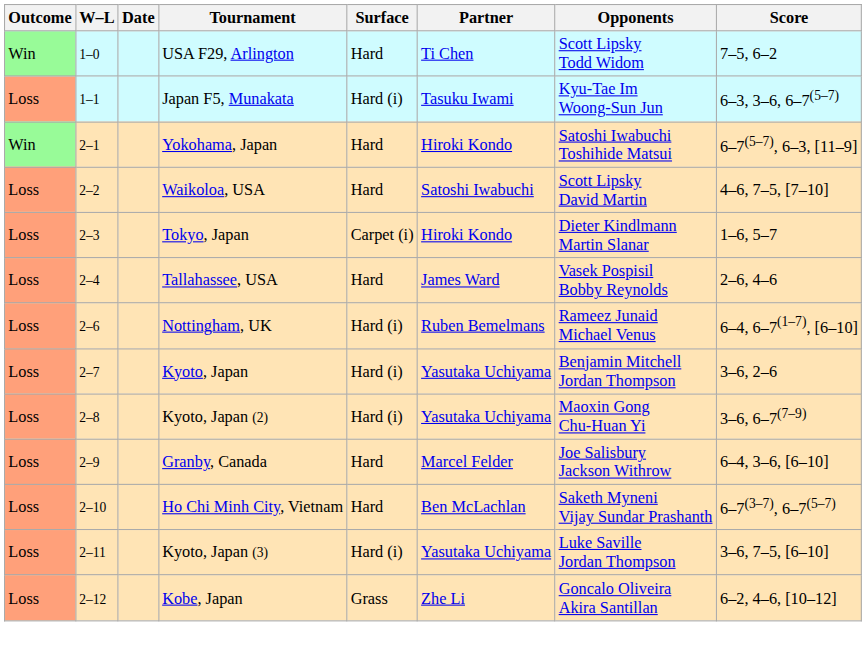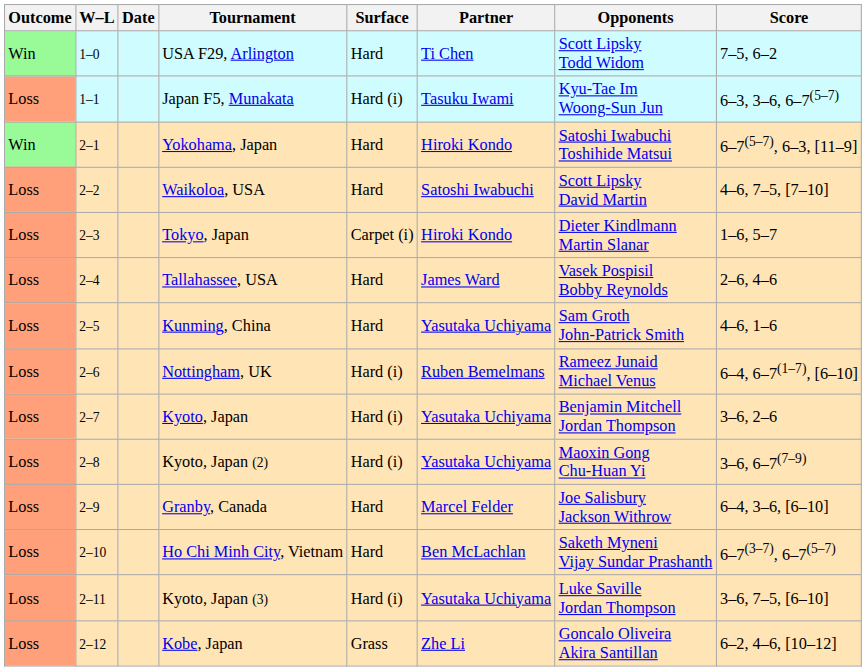+ row: (216, 325)
